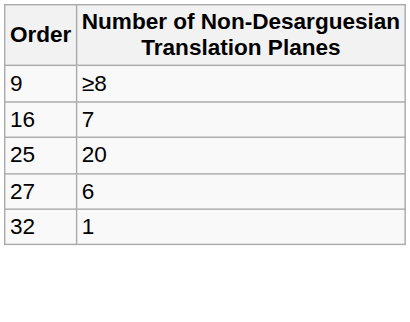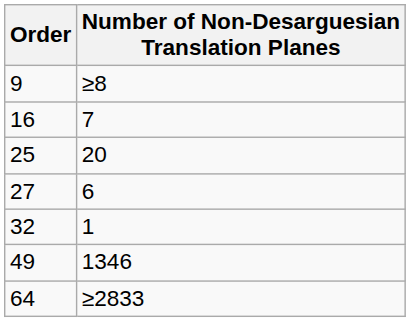+ row: (22, 262)
+ row: (22, 298)
